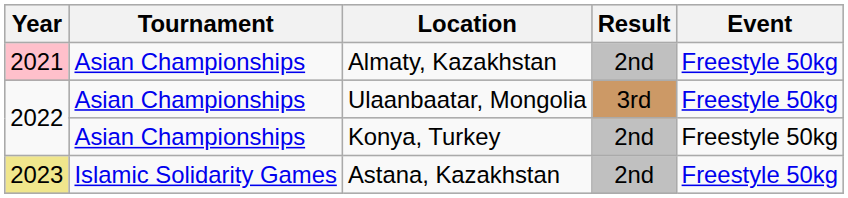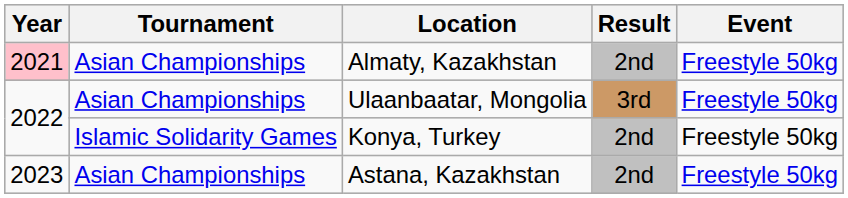(190, 137) Asian Championships -> (206, 137) Islamic Solidarity Games
(37, 175) khaki background -> (37, 175) no background
(206, 175) Islamic Solidarity Games -> (190, 175) Asian Championships
